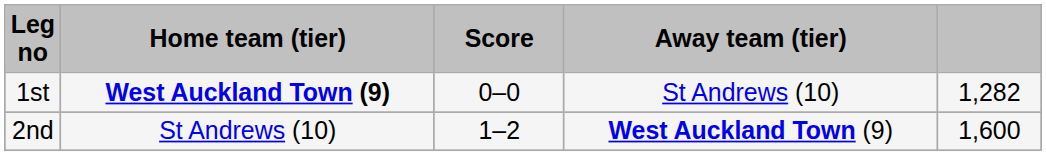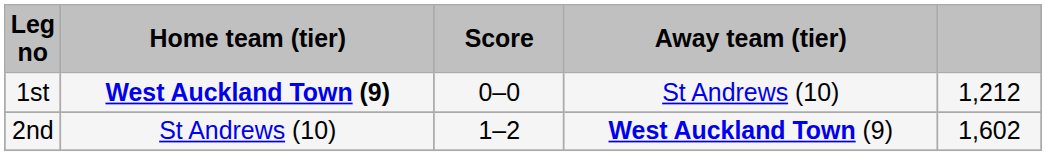(989, 92) 1,282 -> (989, 92) 1,212
(989, 131) 1,600 -> (989, 131) 1,602
